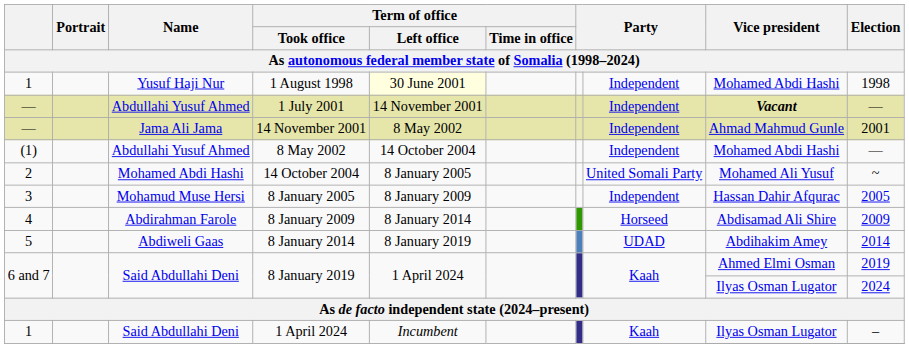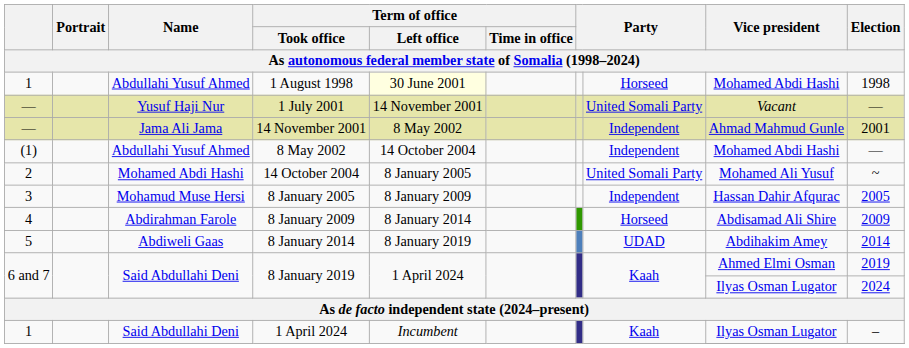(181, 83) Yusuf Haji Nur -> (181, 83) Abdullahi Yusuf Ahmed
(644, 83) Independent -> (644, 83) Horseed
(181, 106) Abdullahi Yusuf Ahmed -> (181, 106) Yusuf Haji Nur
(644, 106) Independent -> (644, 106) United Somali Party
(776, 106) bold -> (776, 106) normal
